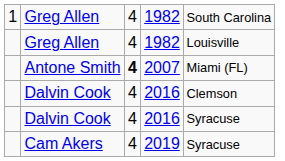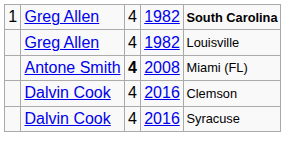(229, 17) normal -> (232, 17) bold
(162, 67) 2007 -> (162, 67) 2008
- row: (13, 144)
